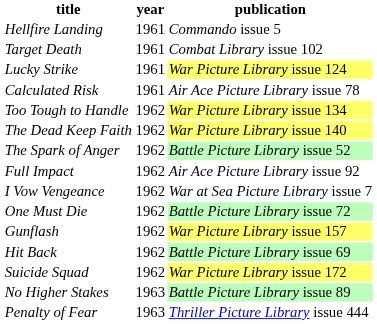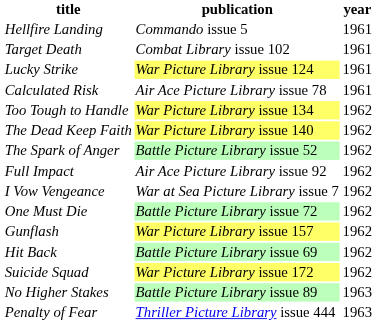columns swapped: (270, 9) <-> (150, 9)
